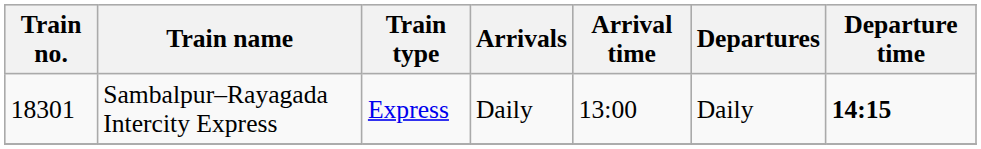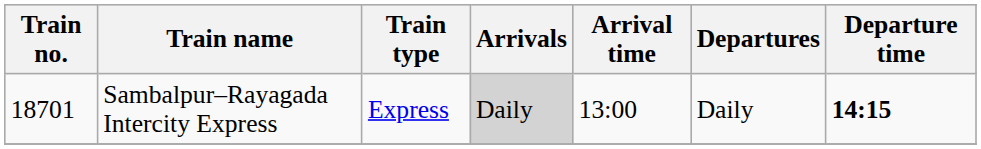(43, 108) 18301 -> (43, 108) 18701
(504, 108) no background -> (504, 108) lightgrey background
